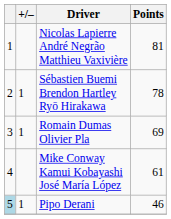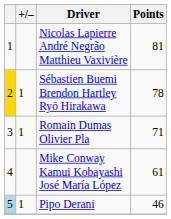(10, 93) no background -> (10, 93) gold background
(158, 132) 69 -> (158, 132) 71
